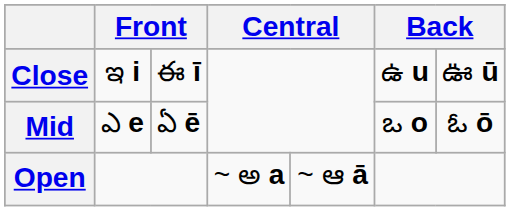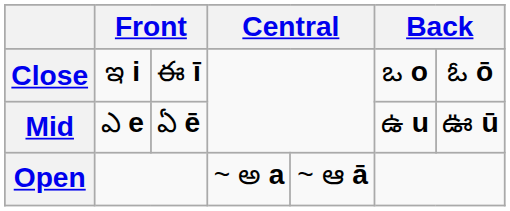(405, 71) ఉ u -> (405, 71) ఒ o
(470, 71) ఊ ū -> (470, 71) ఓ ō
(405, 123) ఒ o -> (405, 123) ఉ u
(470, 123) ఓ ō -> (470, 123) ఊ ū
